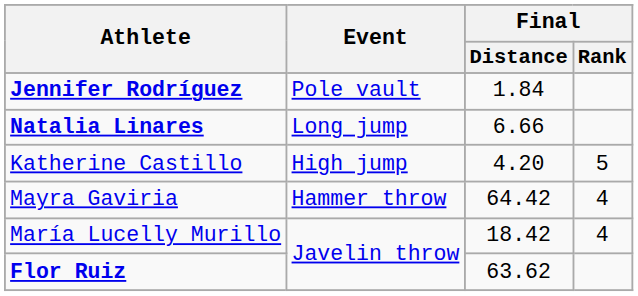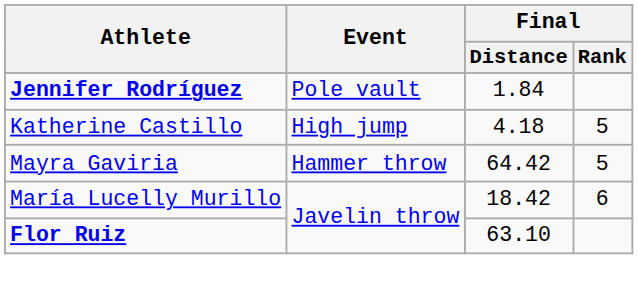- row: (107, 127)
(519, 163) 4.20 -> (519, 127) 4.18
(602, 199) 4 -> (602, 163) 5
(602, 236) 4 -> (602, 199) 6
(519, 272) 63.62 -> (519, 236) 63.10
